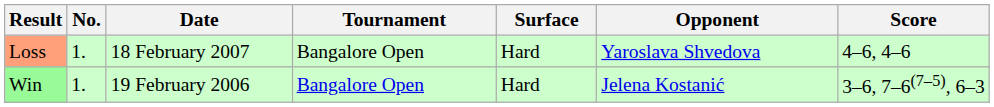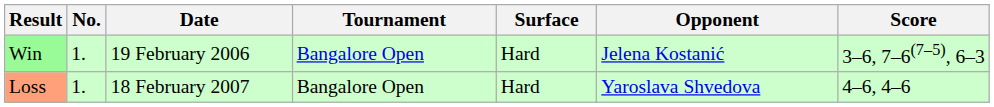rows swapped: (26, 84) <-> (28, 50)
